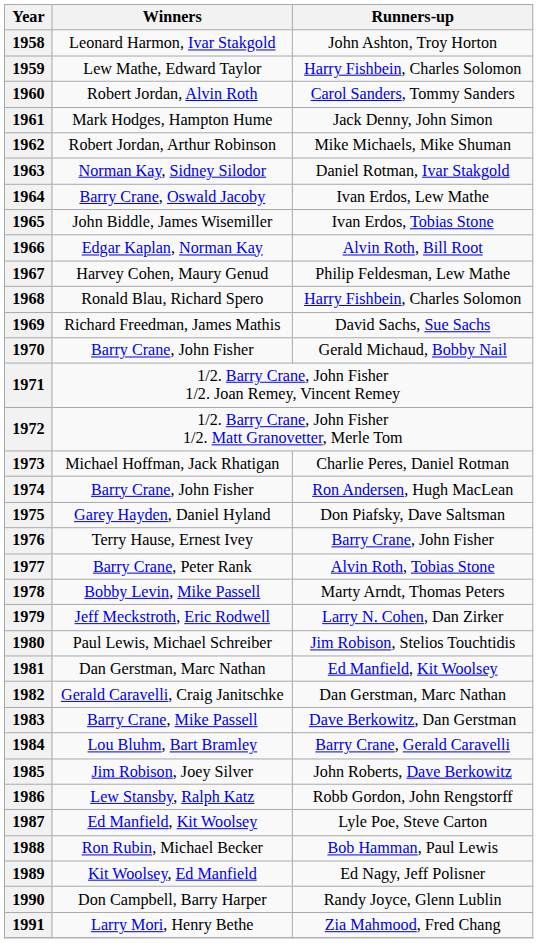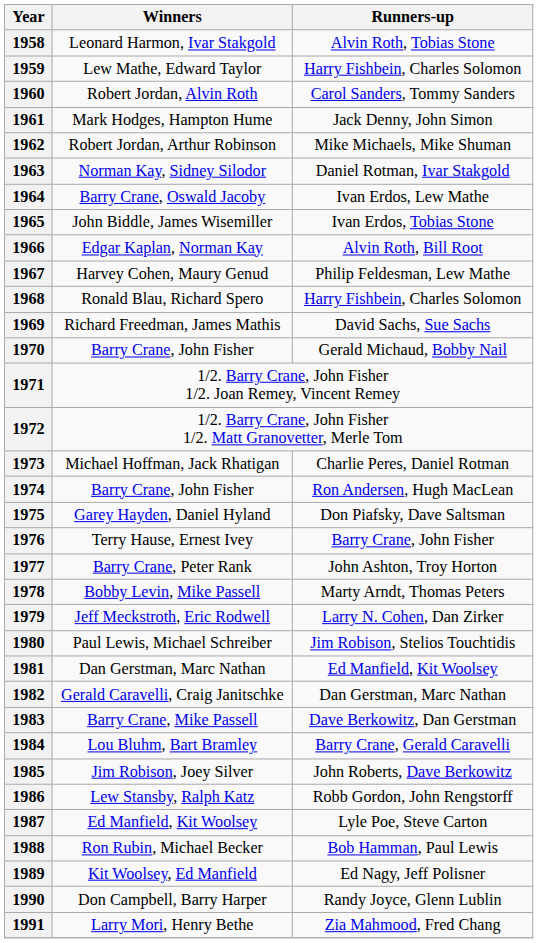(413, 42) John Ashton, Troy Horton -> (413, 42) Alvin Roth, Tobias Stone
(413, 566) Alvin Roth, Tobias Stone -> (413, 566) John Ashton, Troy Horton
